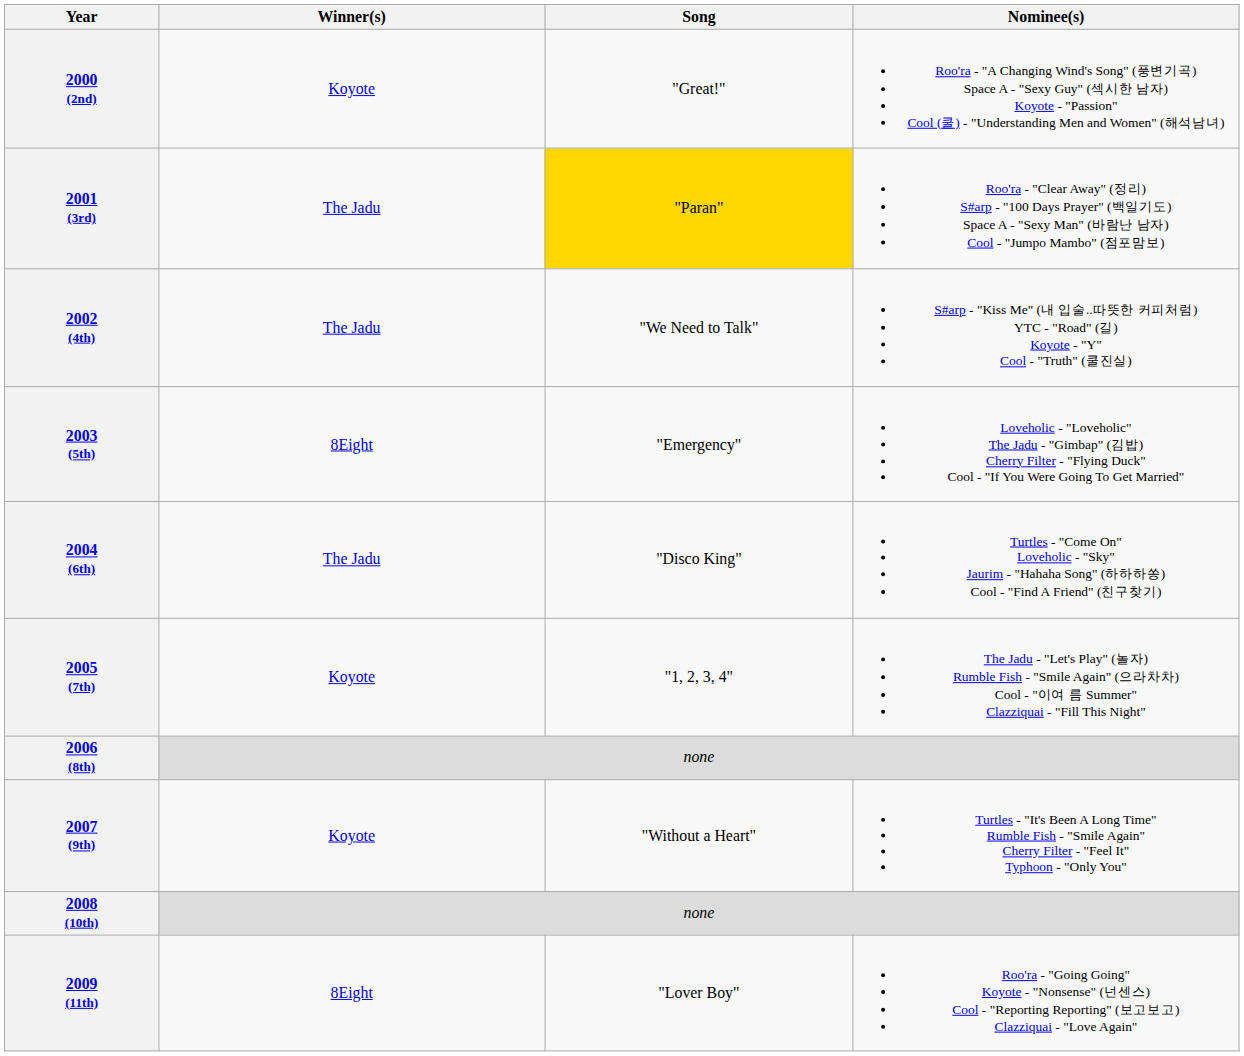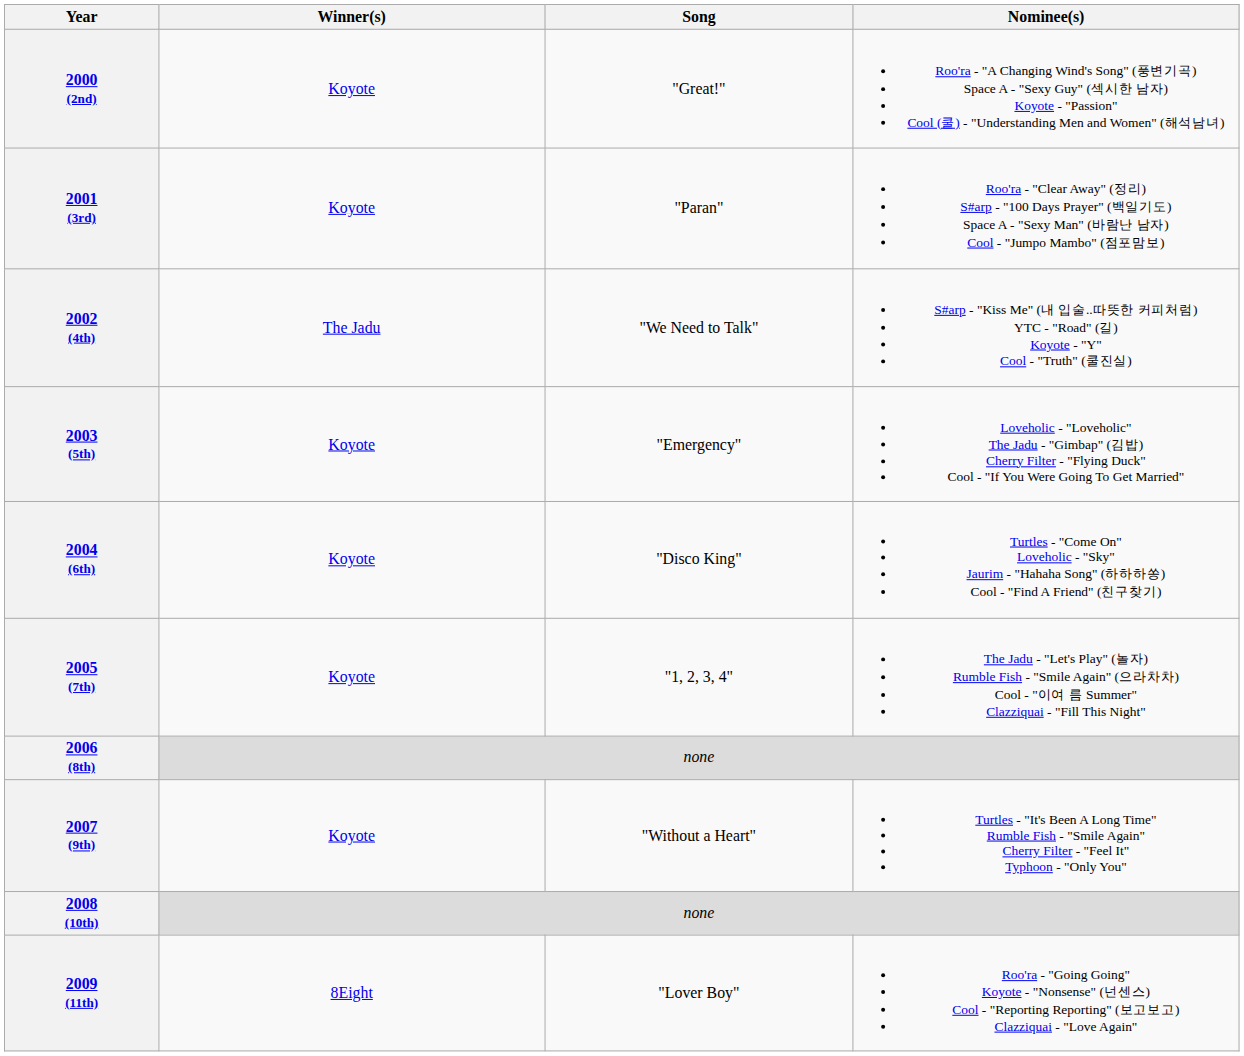(352, 208) The Jadu -> (352, 208) Koyote
(699, 208) gold background -> (699, 208) no background
(352, 444) 8Eight -> (352, 444) Koyote
(352, 559) The Jadu -> (352, 559) Koyote
